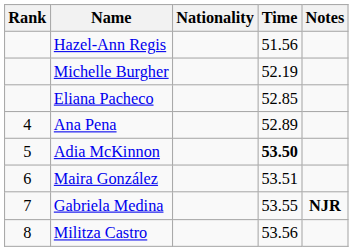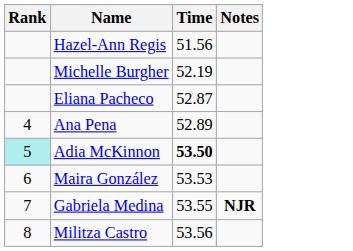- column: (215, 18)
(280, 98) 52.85 -> (194, 98) 52.87
(27, 152) no background -> (27, 152) paleturquoise background
(280, 178) 53.51 -> (194, 178) 53.53
